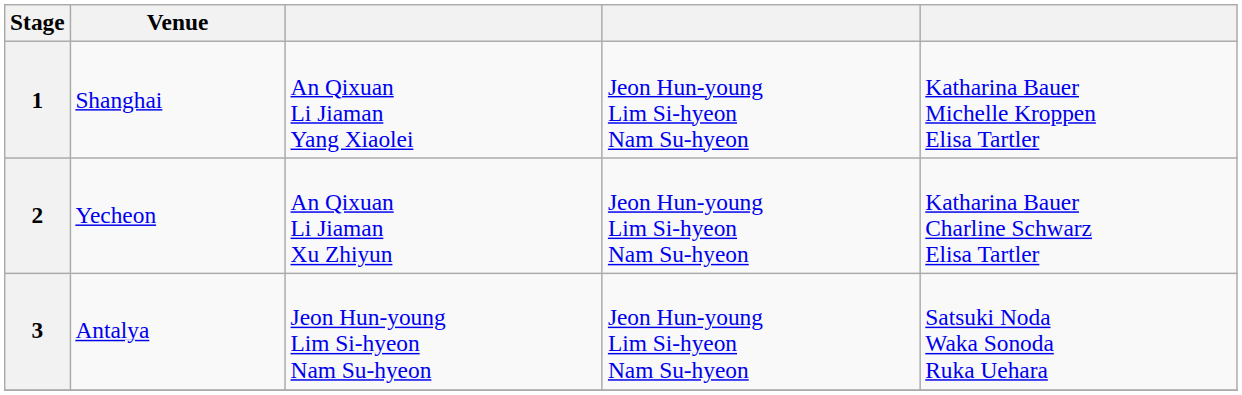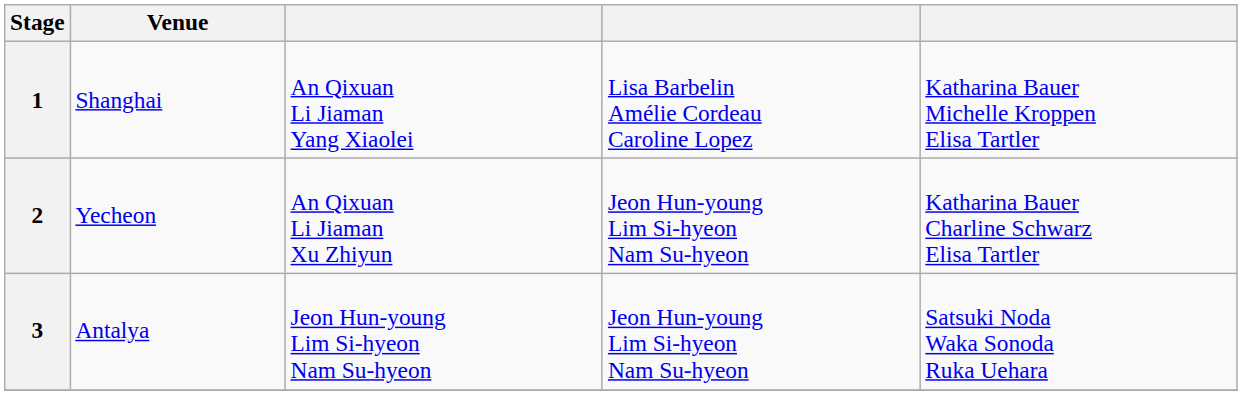(685, 112) Jeon Hun-young Lim Si-hyeon Nam Su-hyeon -> (685, 112) Lisa Barbelin Amélie Cordeau Caroline Lopez
